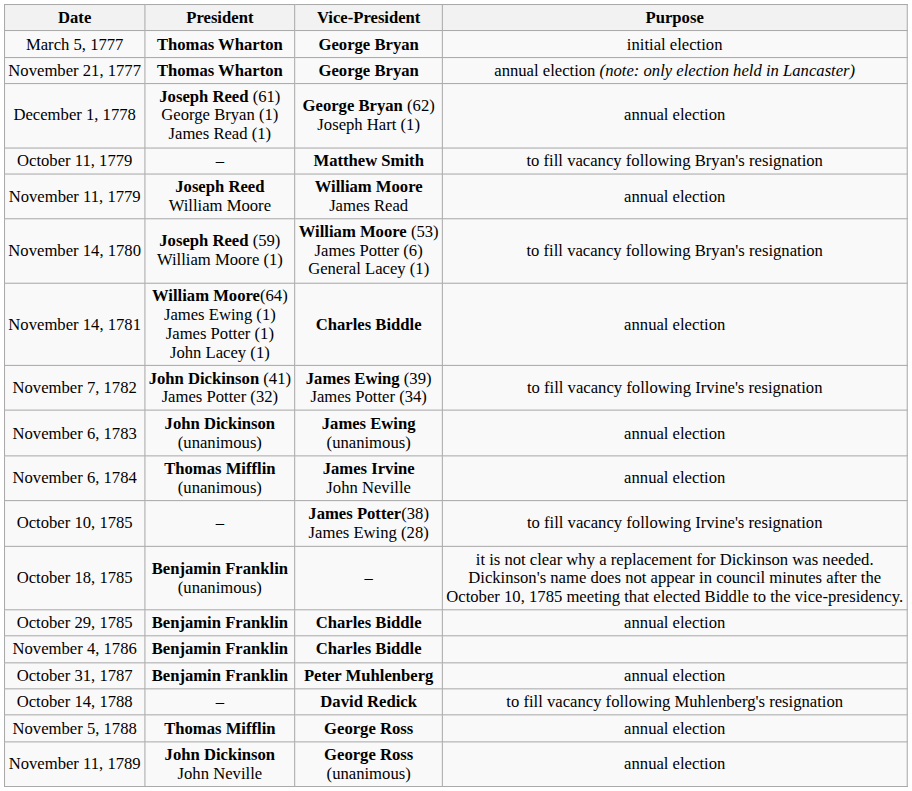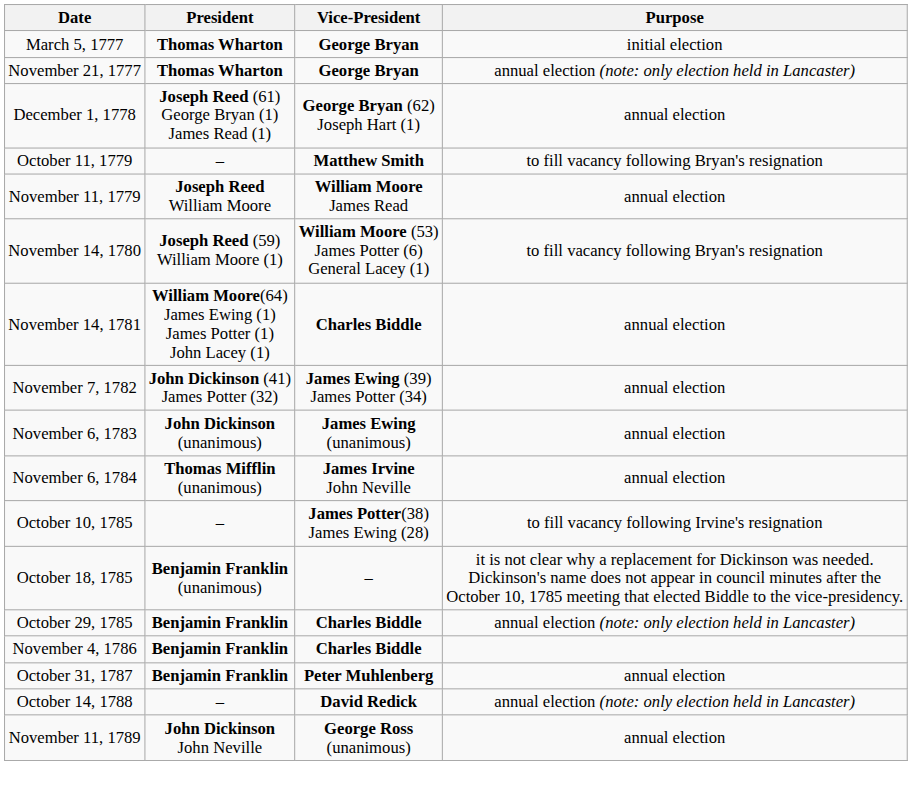(675, 387) to fill vacancy following Irvine's resignation -> (675, 387) annual election
(675, 622) annual election -> (675, 622) annual election (note: only election held in Lancaster)
(675, 702) to fill vacancy following Muhlenberg's resignation -> (675, 702) annual election (note: only election held in Lancaster)
- row: (75, 728)
